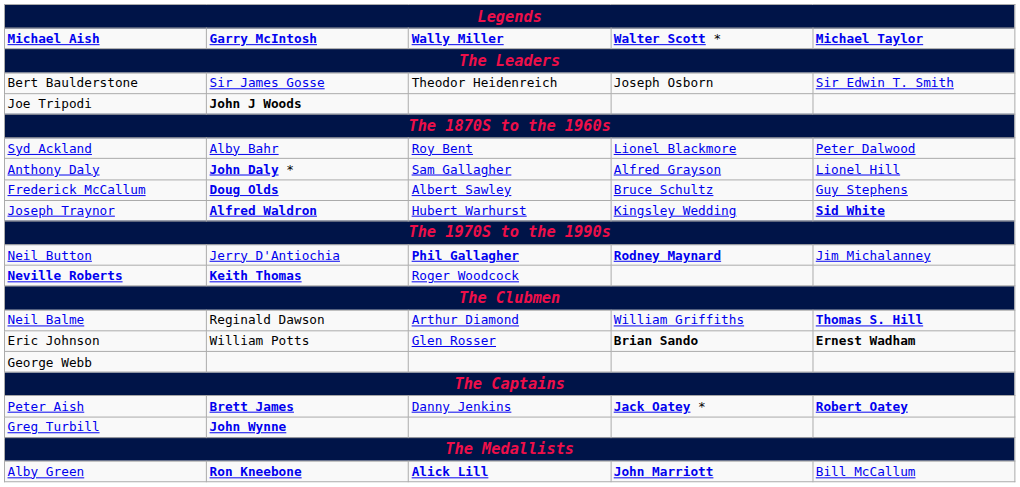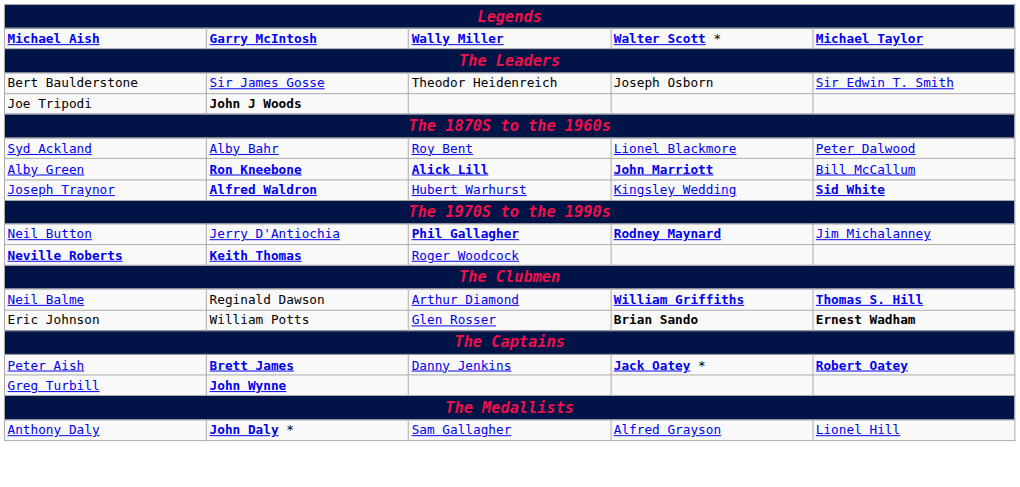rows swapped: (54, 169) <-> (46, 471)
- row: (77, 190)
(679, 320) normal -> (679, 300) bold
- row: (50, 362)
